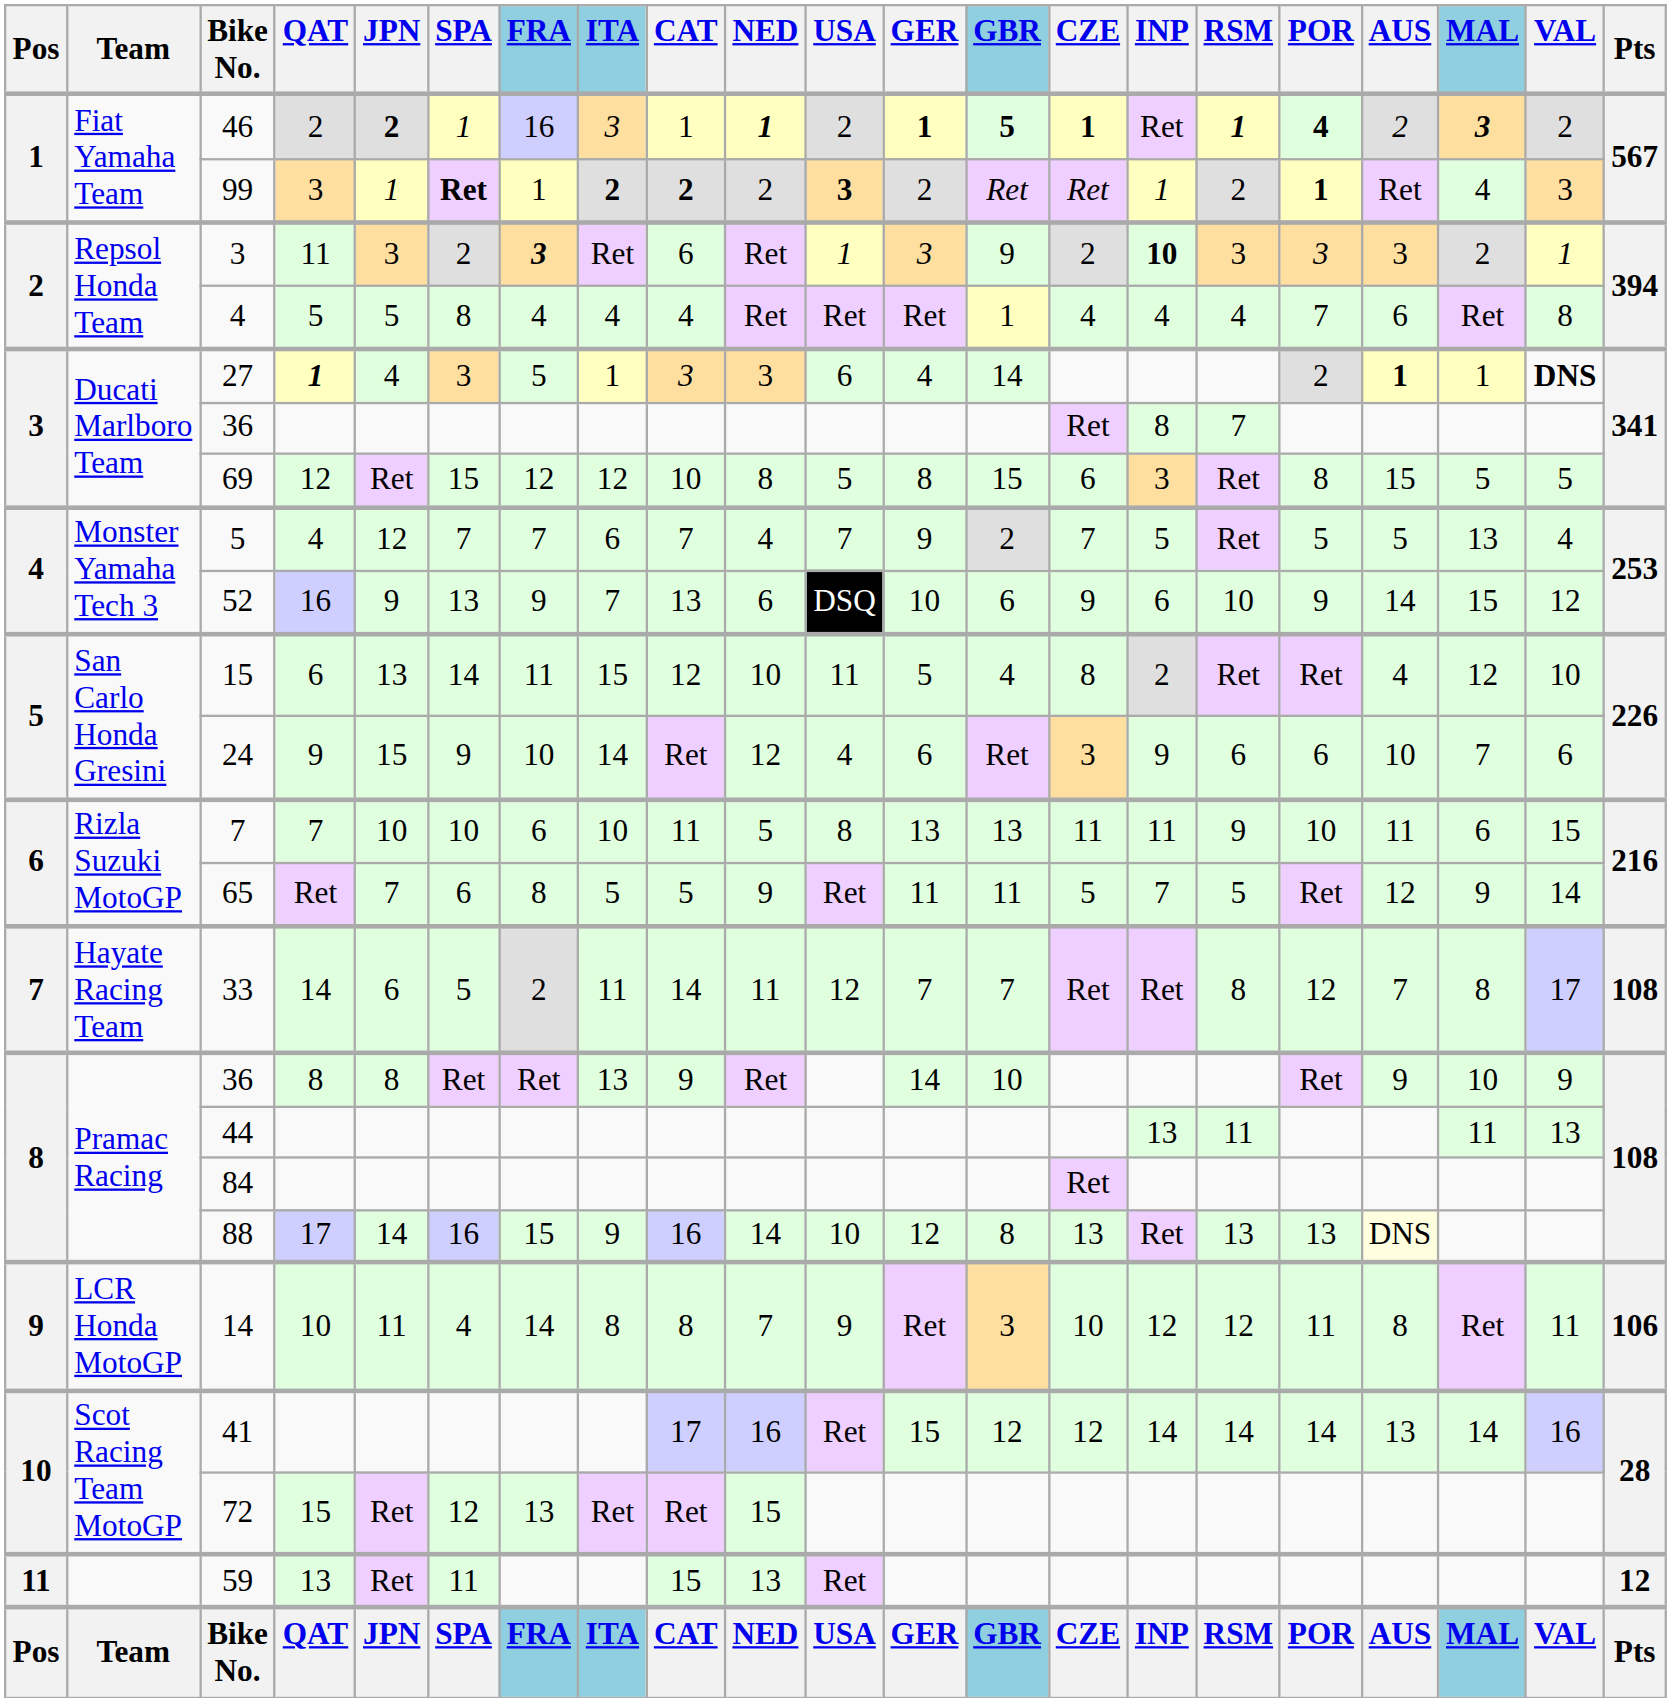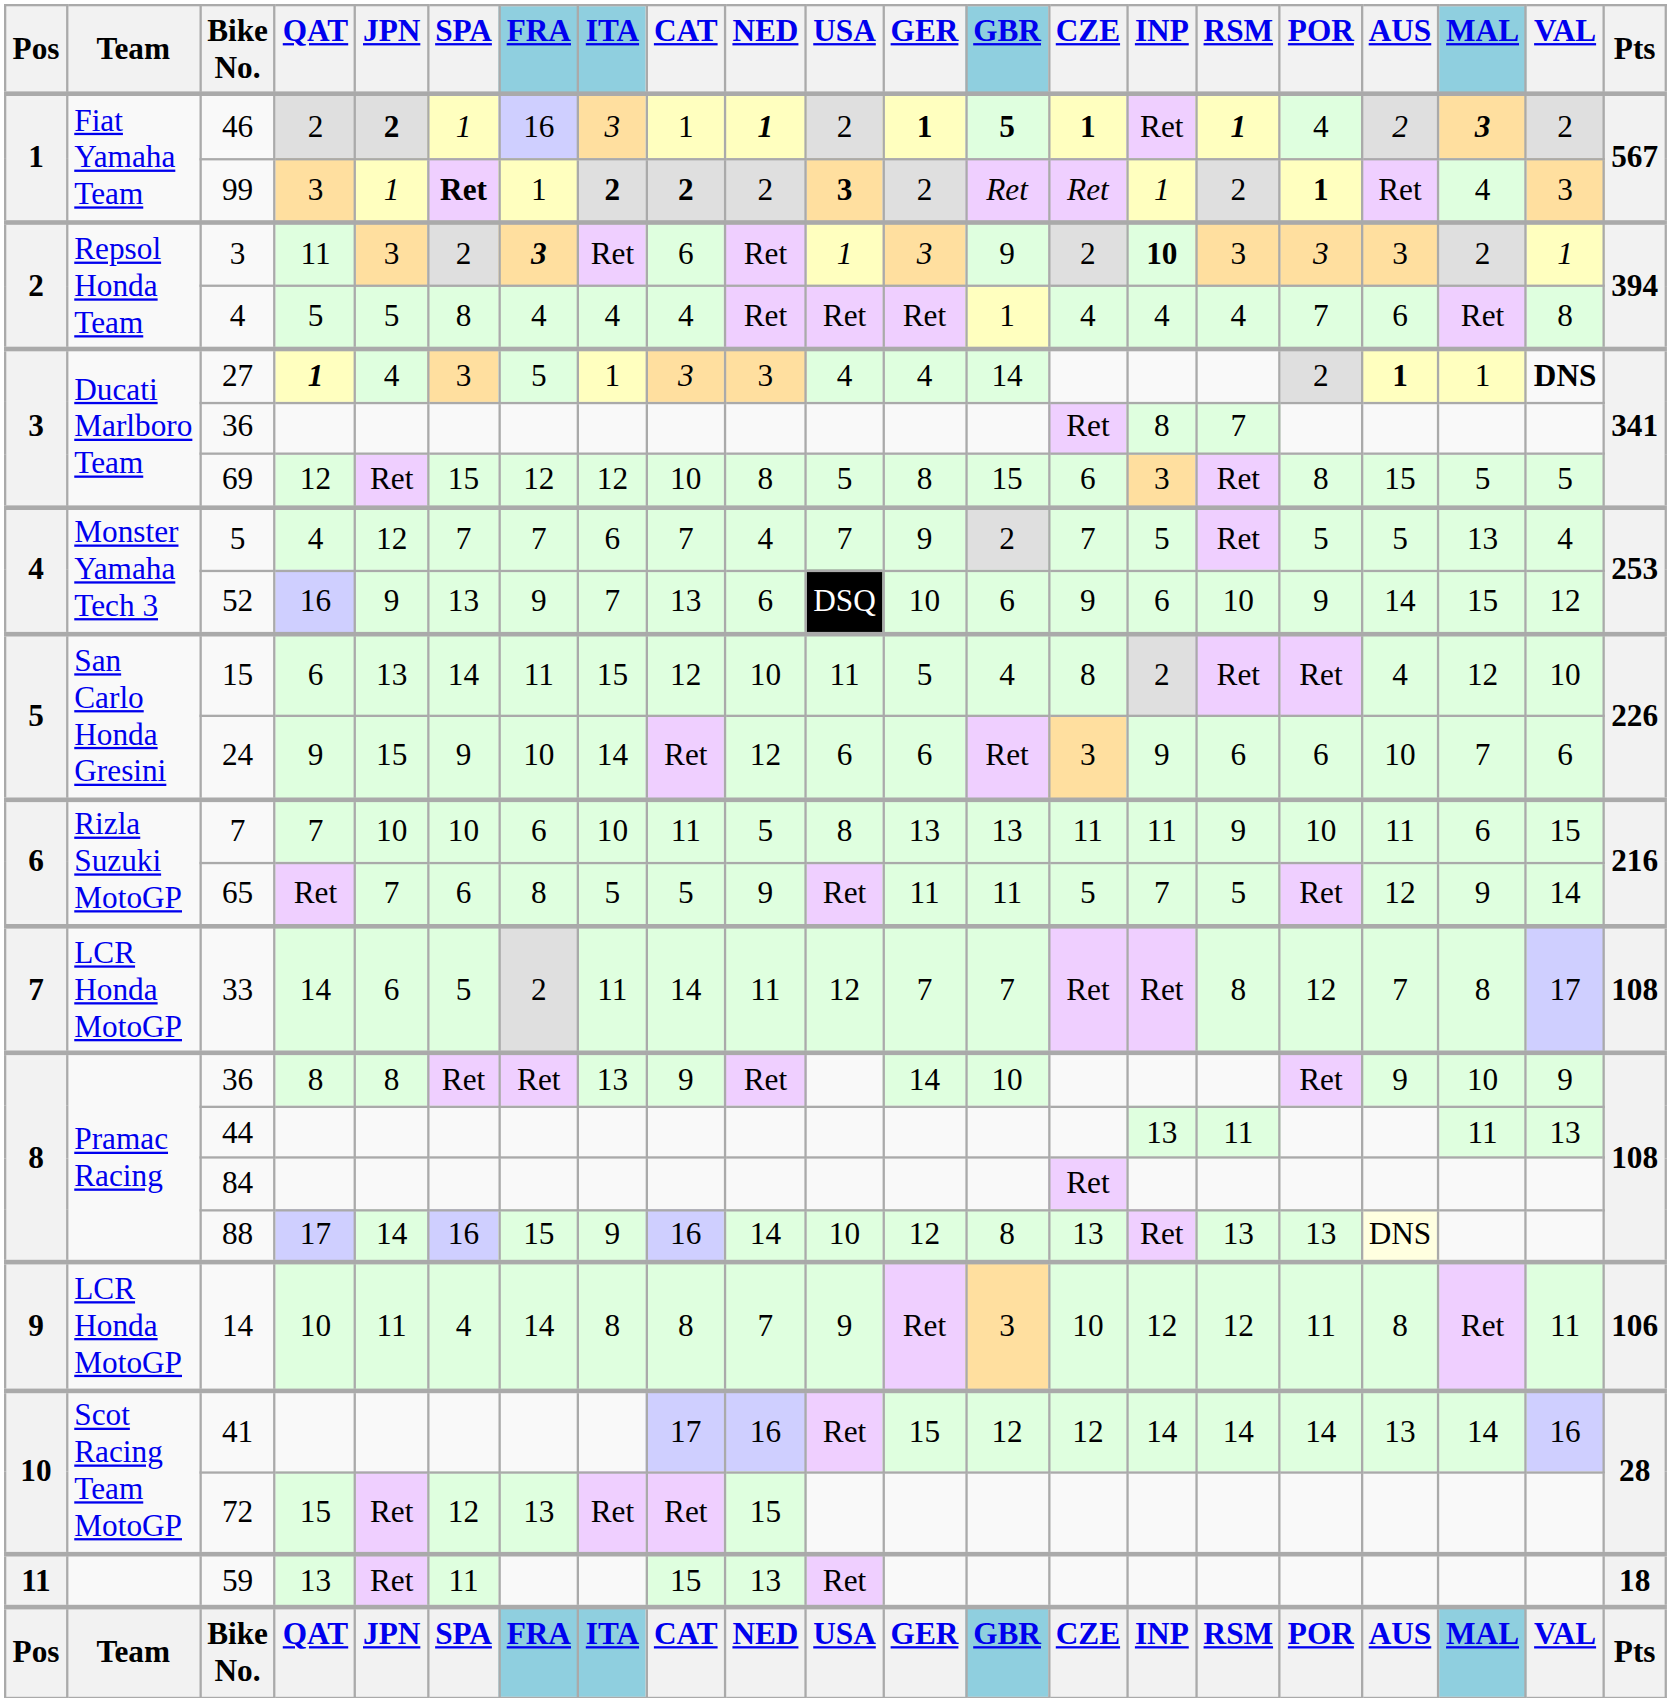(1321, 126) bold -> (1321, 126) normal
(845, 375) 6 -> (845, 375) 4
(845, 755) 4 -> (845, 755) 6
(119, 988) Hayate Racing Team -> (128, 988) LCR Honda MotoGP
(1635, 1580) 12 -> (1635, 1580) 18
